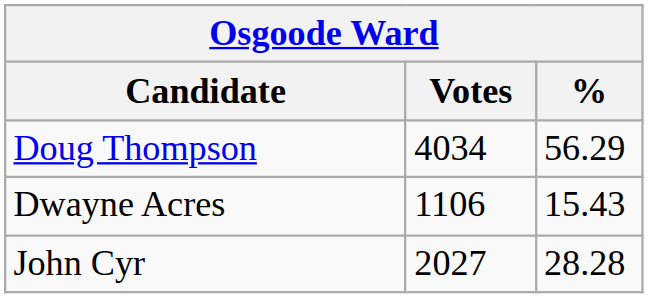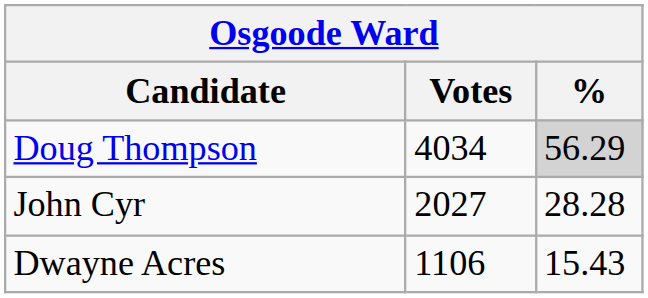(585, 147) no background -> (585, 147) lightgrey background
rows swapped: (79, 262) <-> (119, 205)
